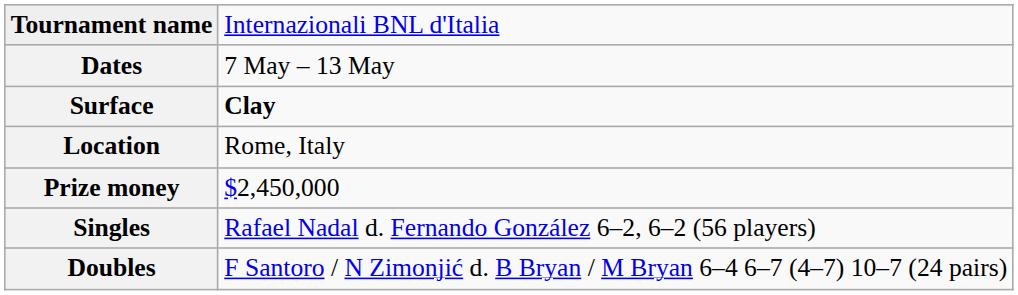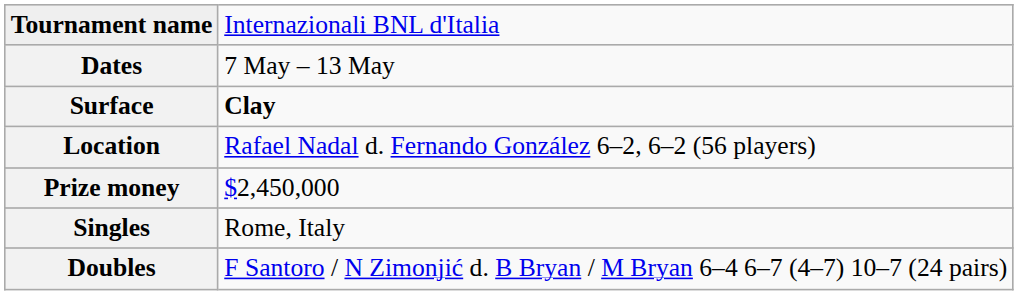(285, 146) Rome, Italy -> (520, 146) Rafael Nadal d. Fernando González 6–2, 6–2 (56 players)
(520, 227) Rafael Nadal d. Fernando González 6–2, 6–2 (56 players) -> (285, 227) Rome, Italy
